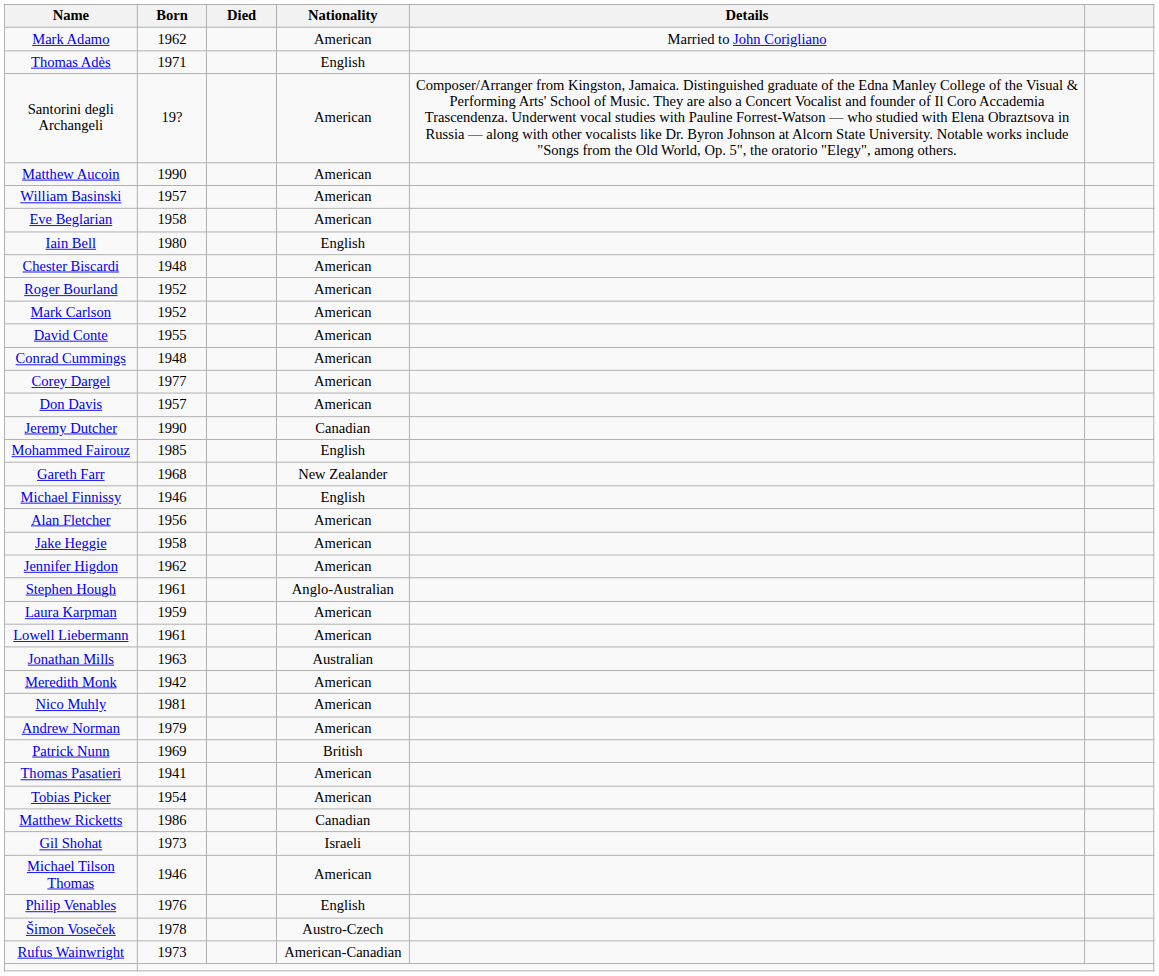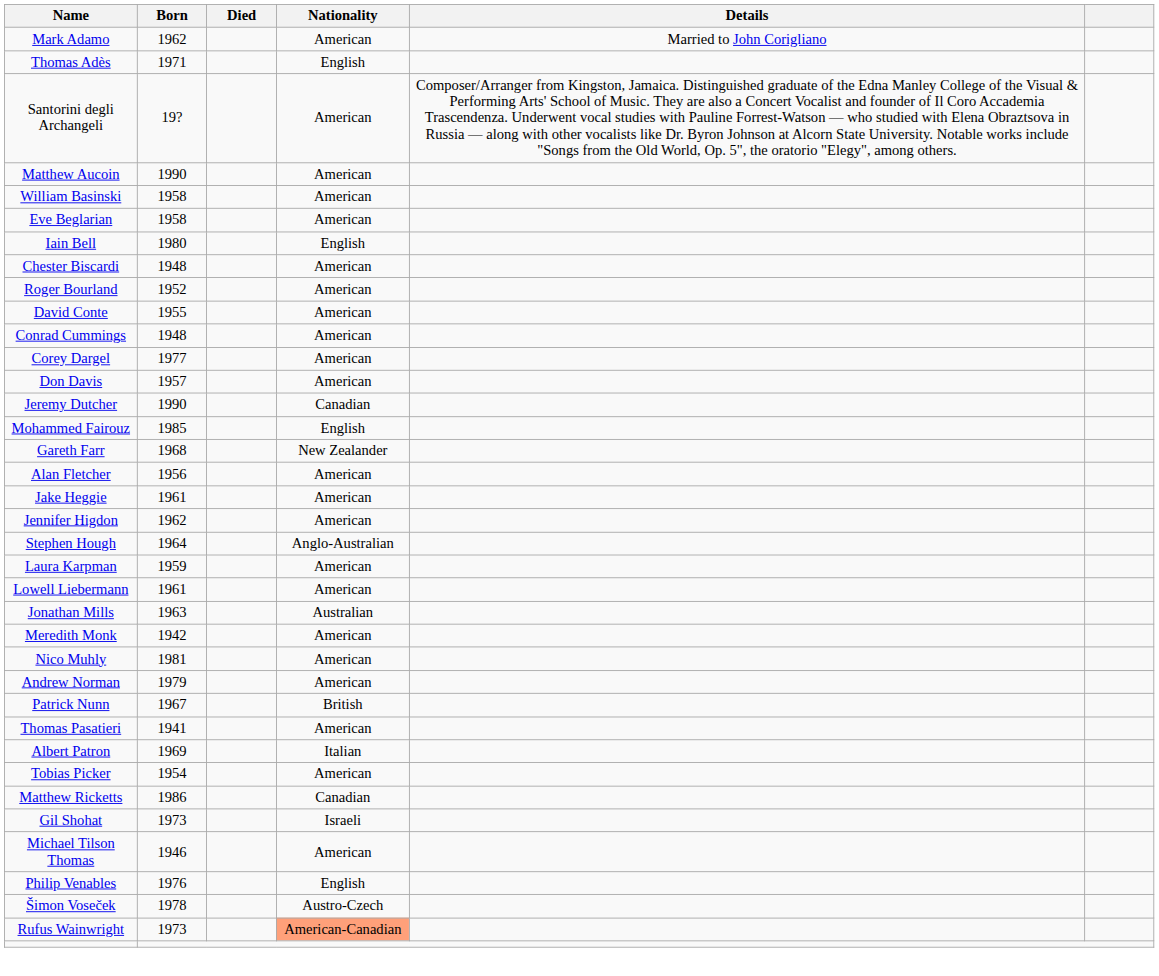(172, 197) 1957 -> (172, 197) 1958
- row: (71, 312)
- row: (71, 497)
(172, 543) 1958 -> (172, 497) 1961
(172, 589) 1961 -> (172, 543) 1964
(172, 751) 1969 -> (172, 705) 1967
+ row: (71, 751)
(343, 952) no background -> (343, 929) lightsalmon background
